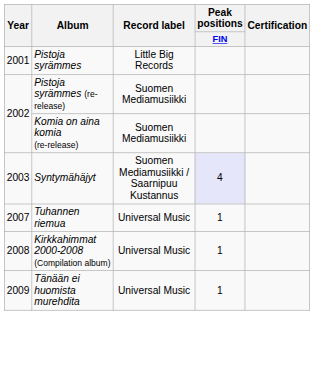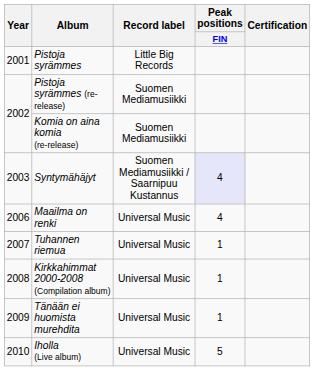+ row: (61, 217)
+ row: (58, 351)
